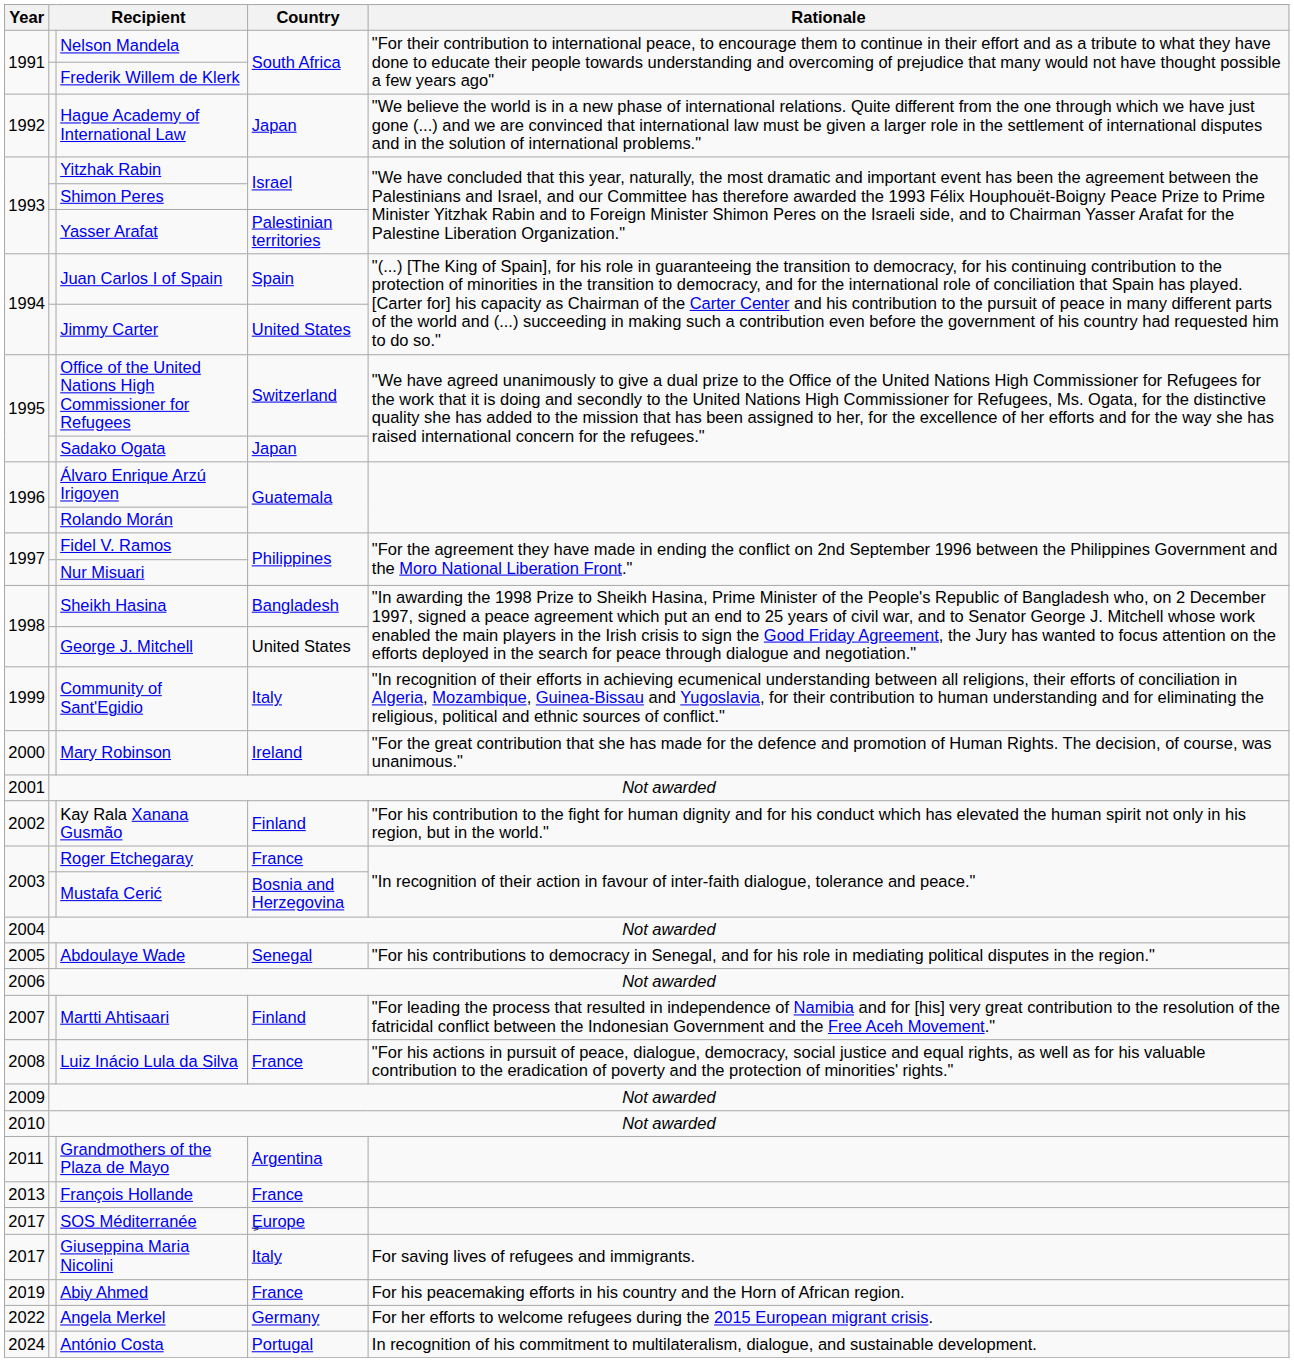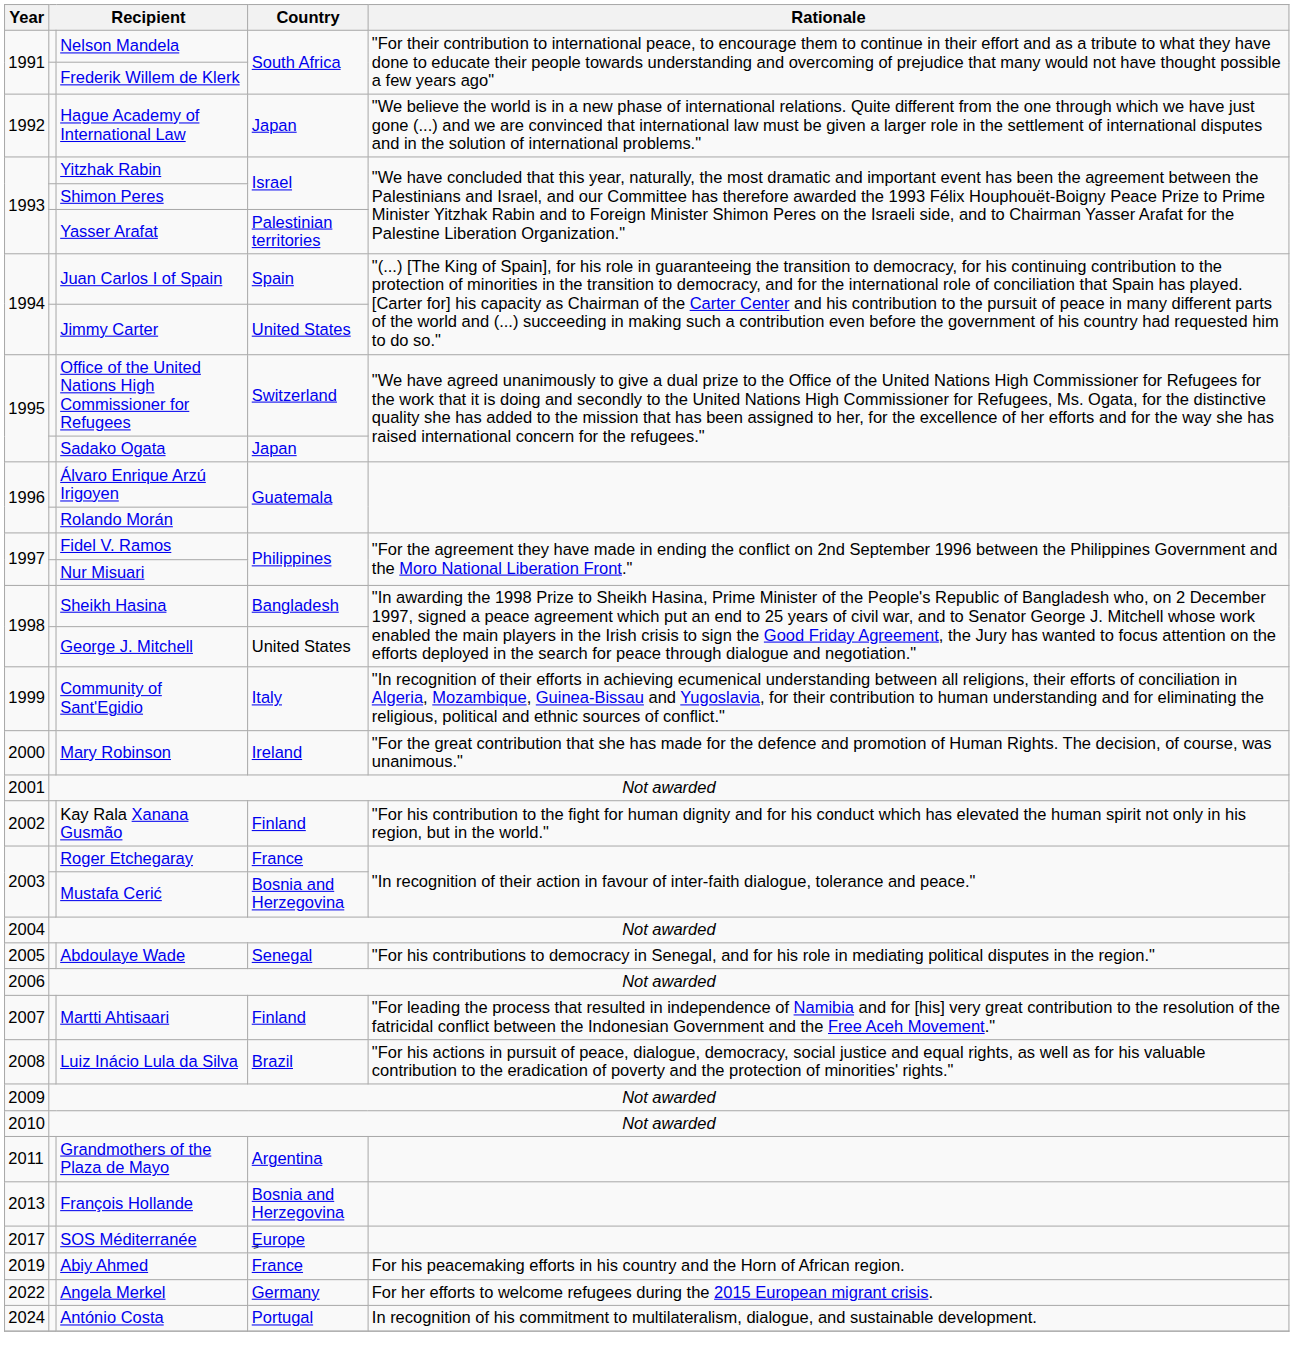(277, 1061) France -> (272, 1061) Brazil
(277, 1194) France -> (298, 1203) Bosnia and Herzegovina
- row: (27, 1256)
